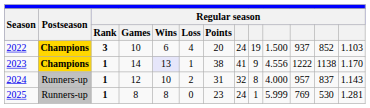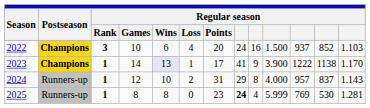(256, 48) 19 -> (256, 48) 16
(219, 64) 38 -> (219, 64) 17
(276, 64) 4.556 -> (276, 64) 3.900
(241, 79) 32 -> (241, 79) 29
(241, 95) normal -> (241, 95) bold
(256, 95) 1 -> (256, 95) 4
